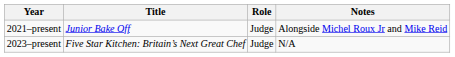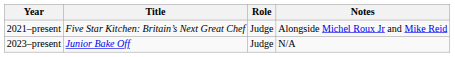(98, 28) Junior Bake Off -> (155, 28) Five Star Kitchen: Britain’s Next Great Chef
(155, 44) Five Star Kitchen: Britain’s Next Great Chef -> (98, 44) Junior Bake Off
